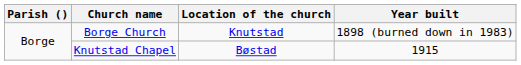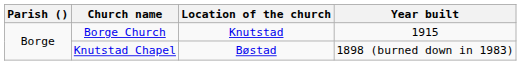(425, 32) 1898 (burned down in 1983) -> (425, 32) 1915
(425, 51) 1915 -> (425, 51) 1898 (burned down in 1983)
